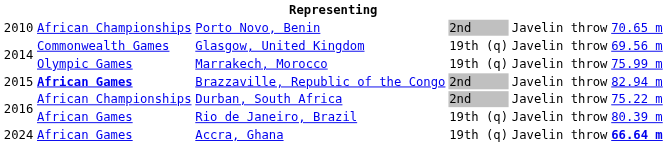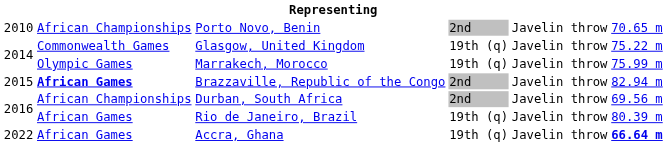(637, 46) 69.56 m -> (637, 46) 75.22 m
(637, 99) 75.22 m -> (637, 99) 69.56 m
(19, 135) 2024 -> (19, 135) 2022
